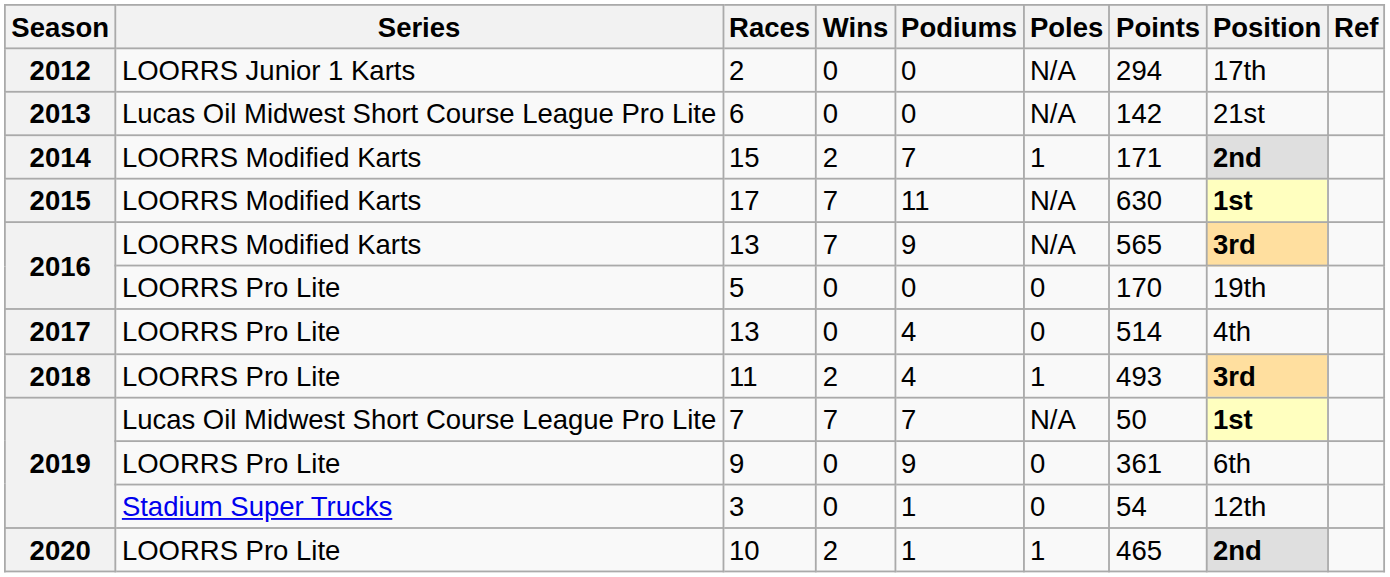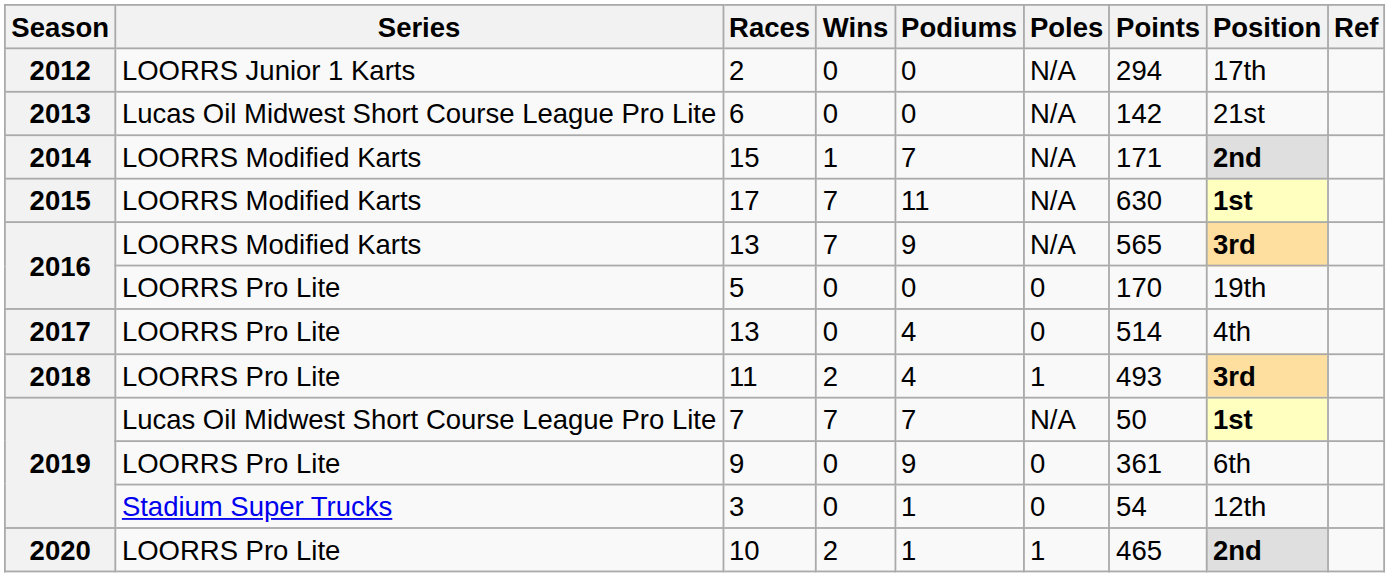(831, 158) 2 -> (831, 158) 1
(1038, 158) 1 -> (1053, 158) N/A
